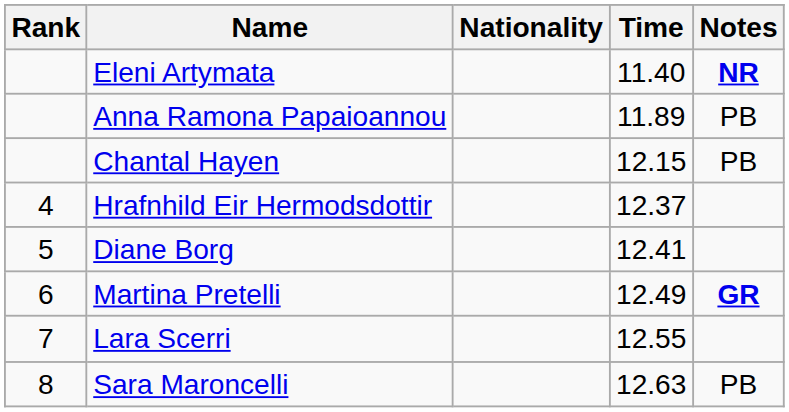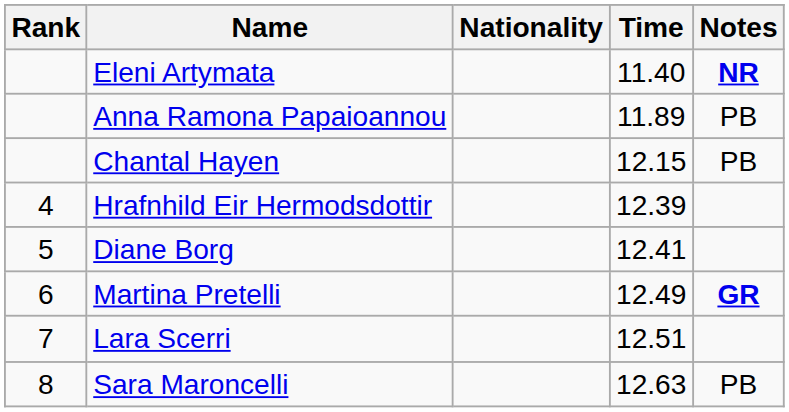(651, 205) 12.37 -> (651, 205) 12.39
(651, 339) 12.55 -> (651, 339) 12.51
